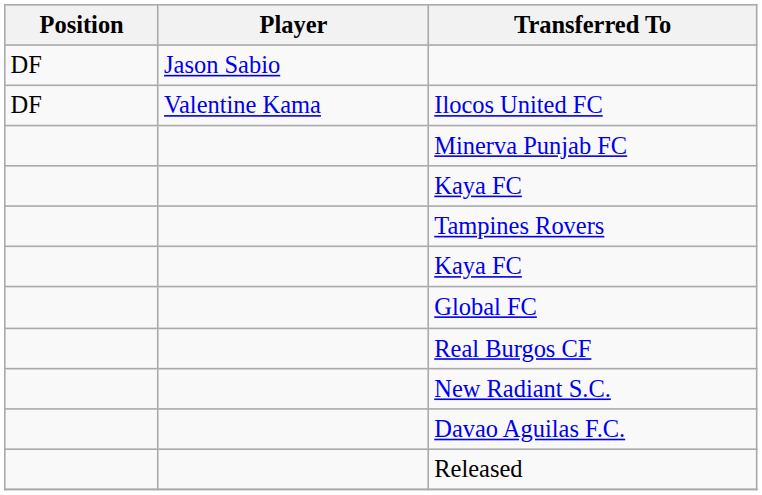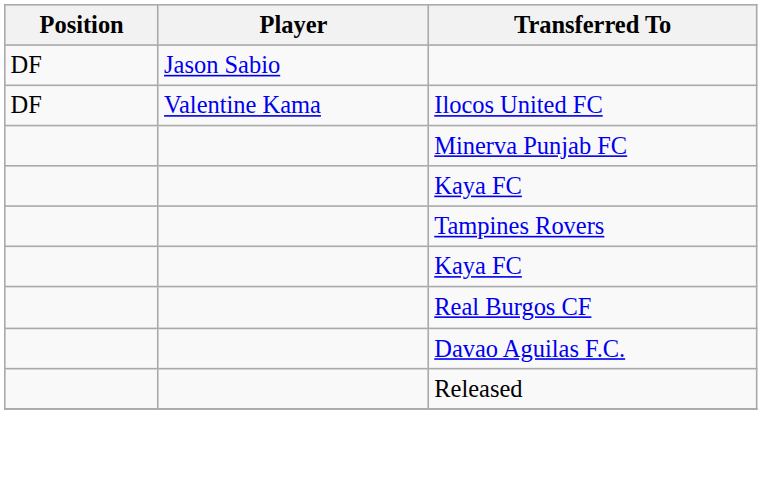- row: (293, 308)
- row: (293, 388)
